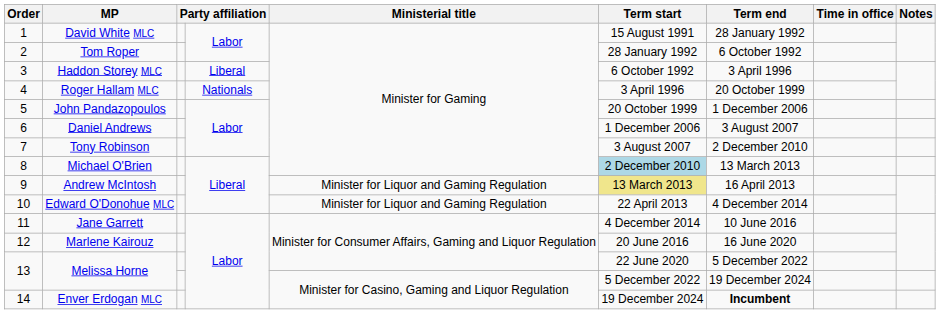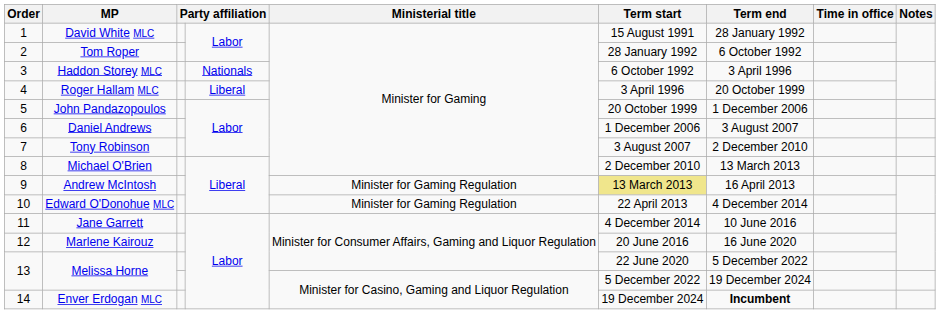(227, 71) Liberal -> (227, 71) Nationals
(227, 90) Nationals -> (227, 90) Liberal
(652, 166) lightblue background -> (652, 166) no background
(434, 185) Minister for Liquor and Gaming Regulation -> (434, 185) Minister for Gaming Regulation
(434, 204) Minister for Liquor and Gaming Regulation -> (434, 204) Minister for Gaming Regulation
